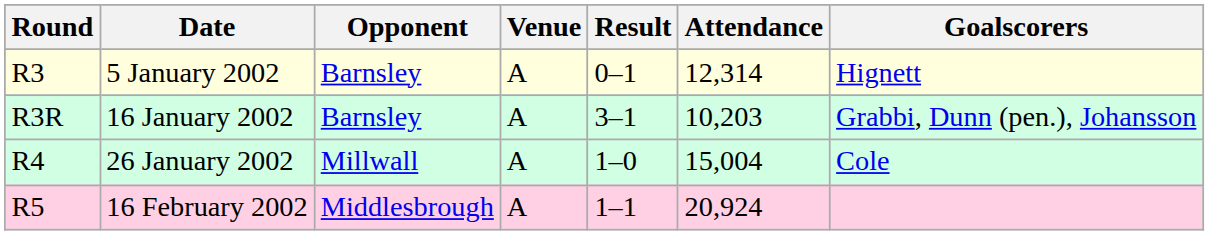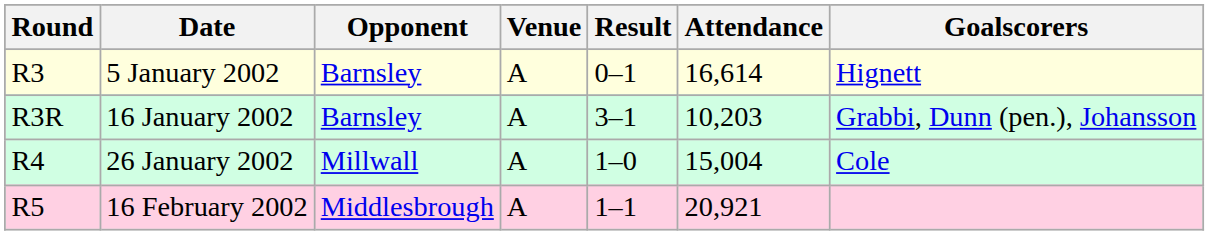(724, 71) 12,314 -> (724, 71) 16,614
(724, 206) 20,924 -> (724, 206) 20,921
